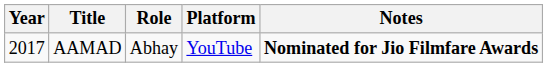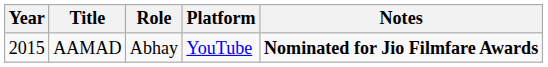(27, 47) 2017 -> (27, 47) 2015
